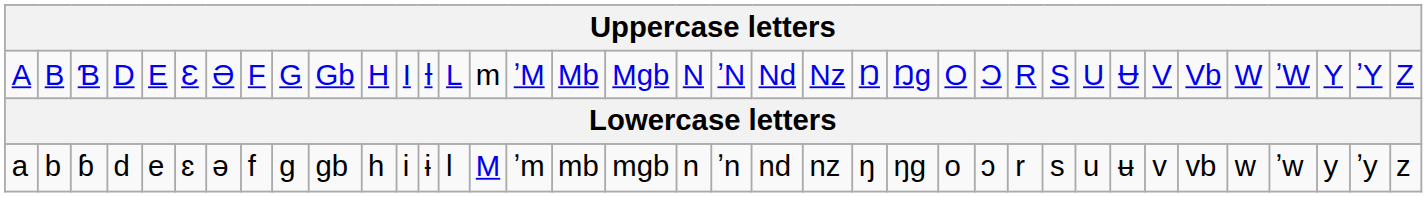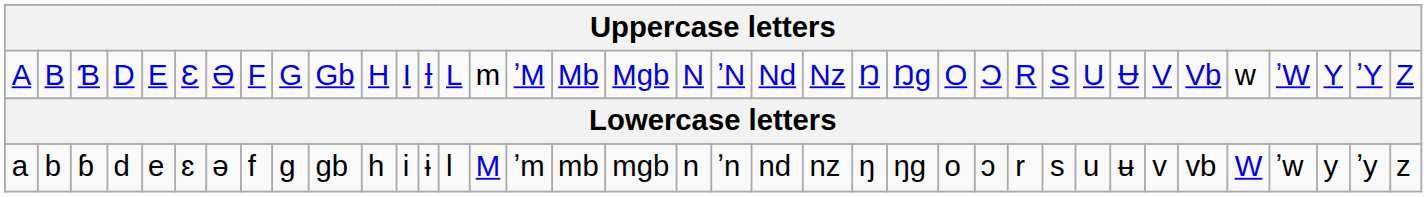(1249, 74) W -> (1245, 74) w
(1245, 167) w -> (1249, 167) W
